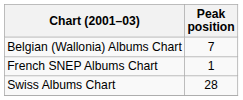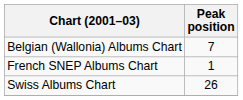(211, 85) 28 -> (211, 85) 26
